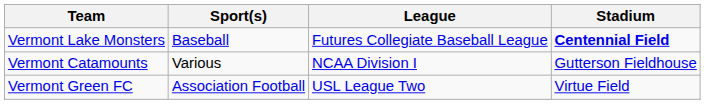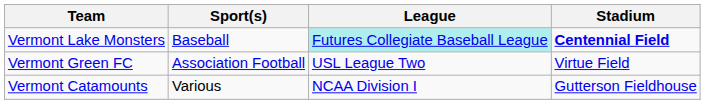(430, 39) no background -> (430, 39) paleturquoise background
rows swapped: (78, 63) <-> (70, 87)
